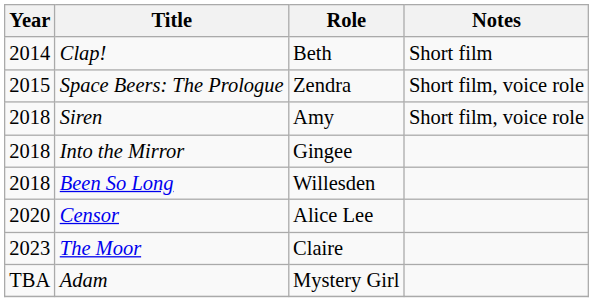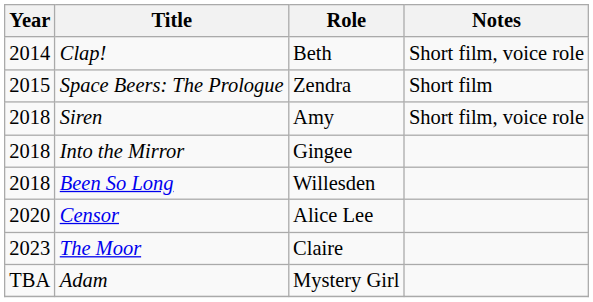(451, 53) Short film -> (497, 53) Short film, voice role
(497, 85) Short film, voice role -> (451, 85) Short film
